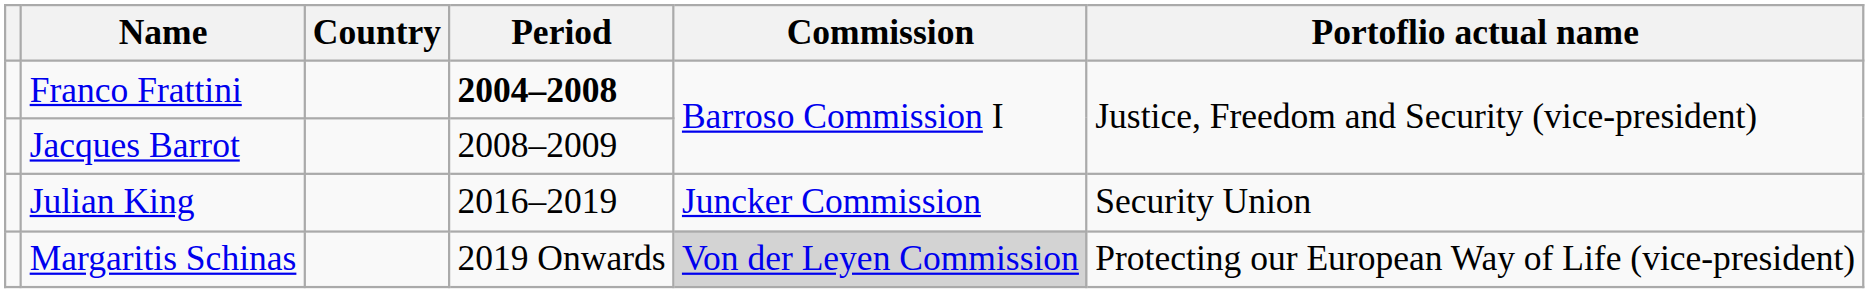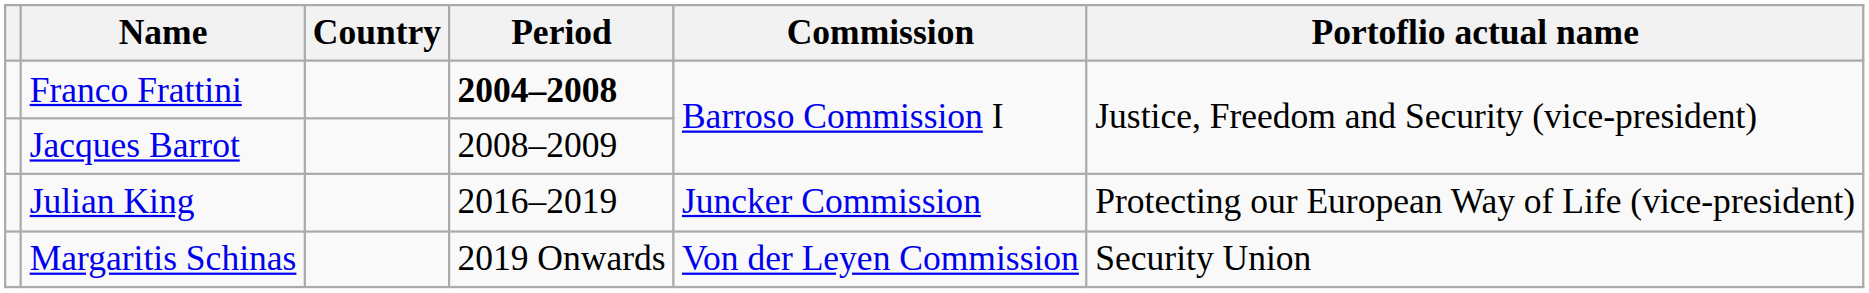(1203, 201) Security Union -> (1475, 201) Protecting our European Way of Life (vice-president)
(880, 257) lightgrey background -> (880, 257) no background
(1475, 257) Protecting our European Way of Life (vice-president) -> (1203, 257) Security Union
